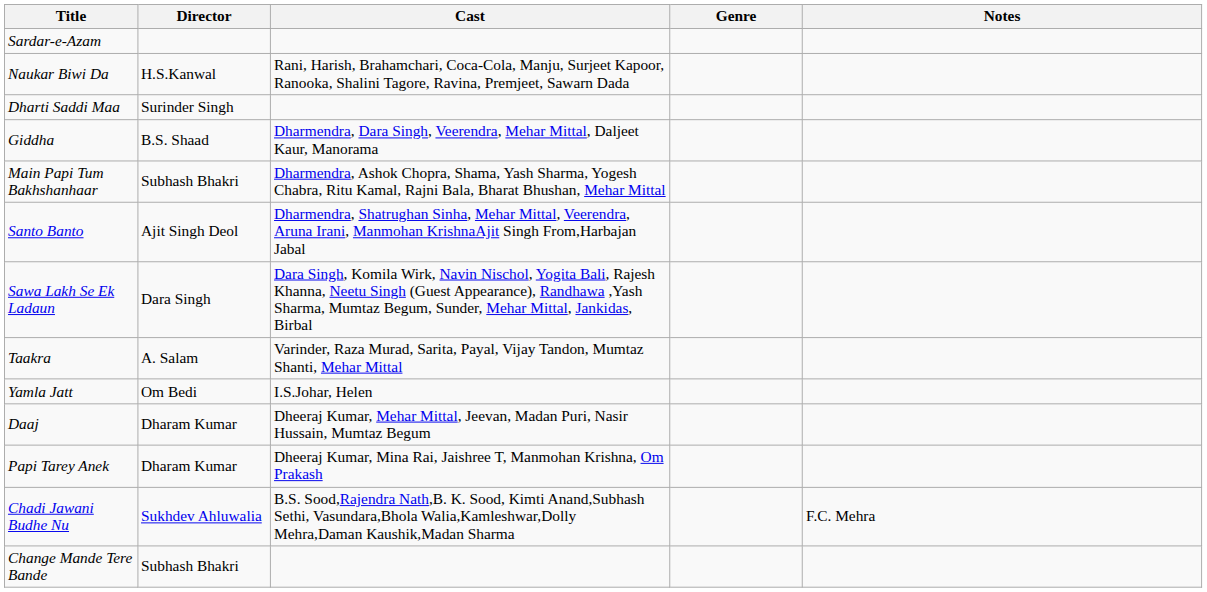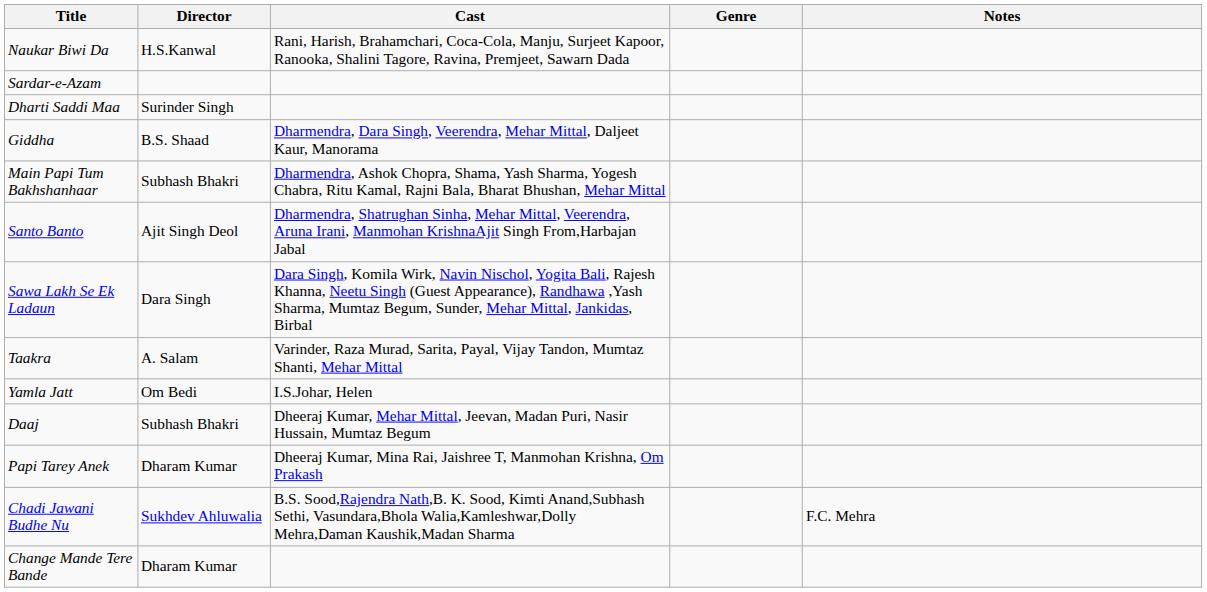rows swapped: (58, 74) <-> (55, 41)
(189, 424) Dharam Kumar -> (190, 424) Subhash Bhakri
(190, 566) Subhash Bhakri -> (189, 566) Dharam Kumar
